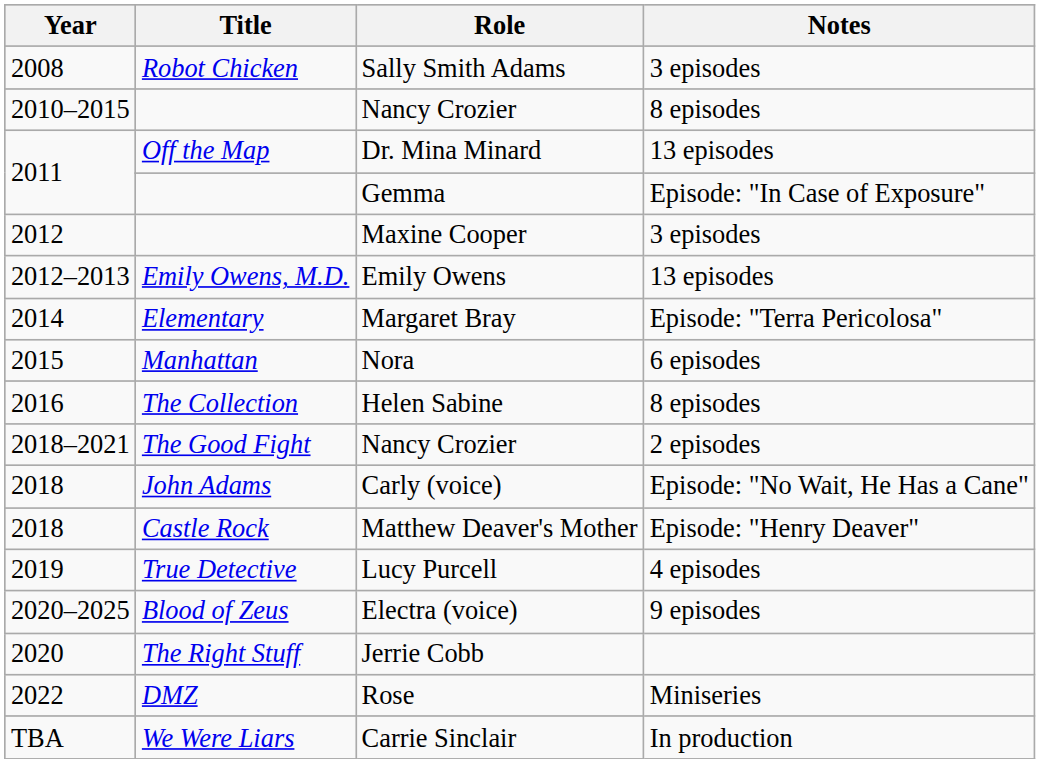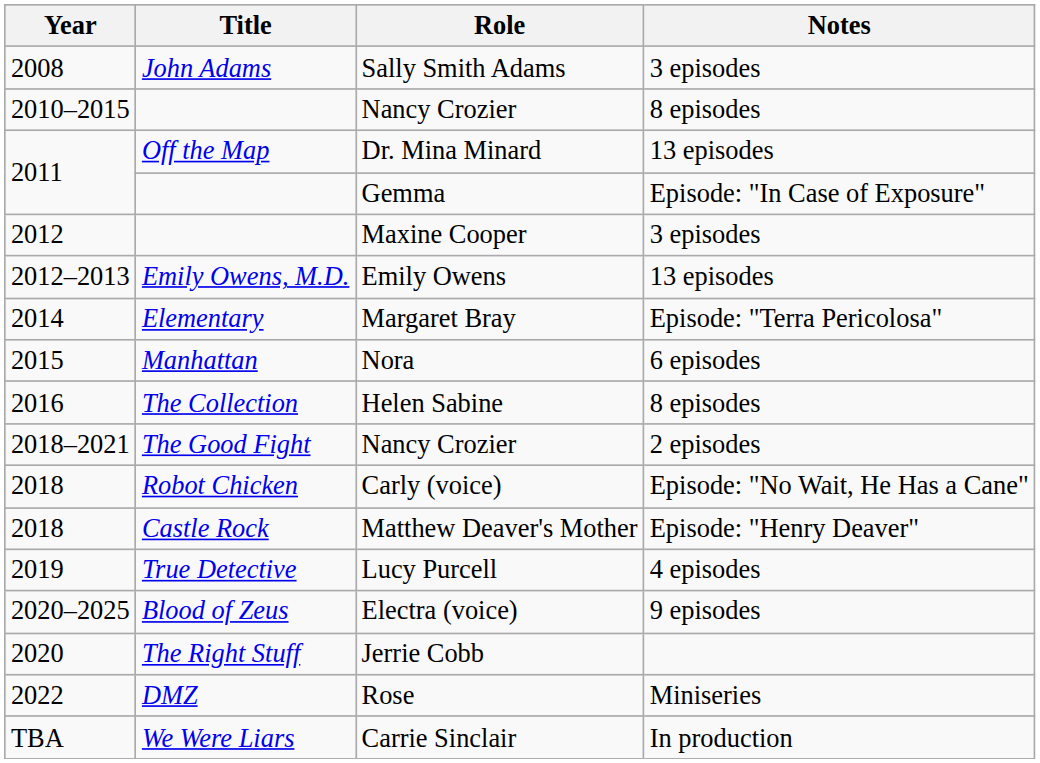(220, 67) Robot Chicken -> (207, 67) John Adams
(207, 485) John Adams -> (220, 485) Robot Chicken
